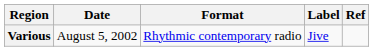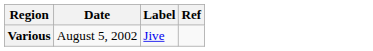- column: (222, 14)
